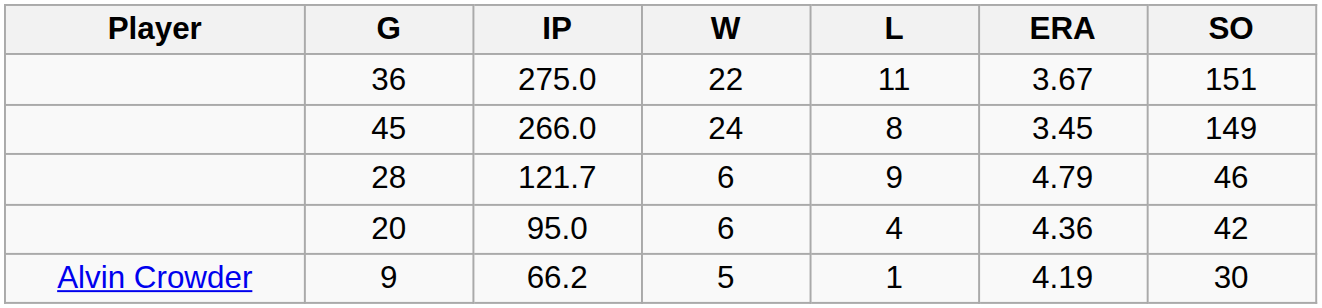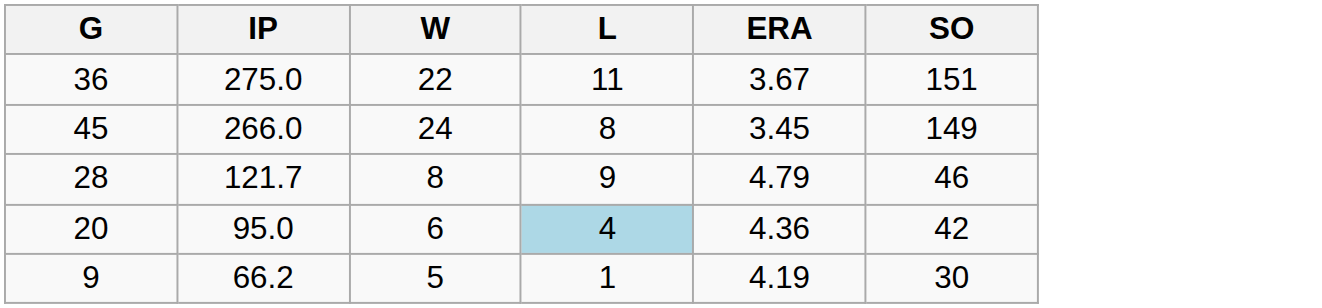- column: (155, 29)
(726, 178) 6 -> (435, 178) 8
(894, 228) no background -> (607, 228) lightblue background
